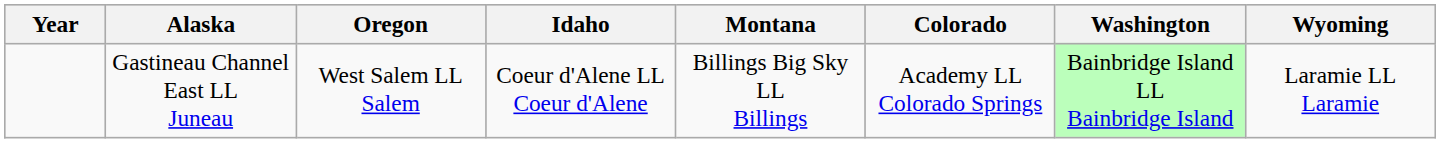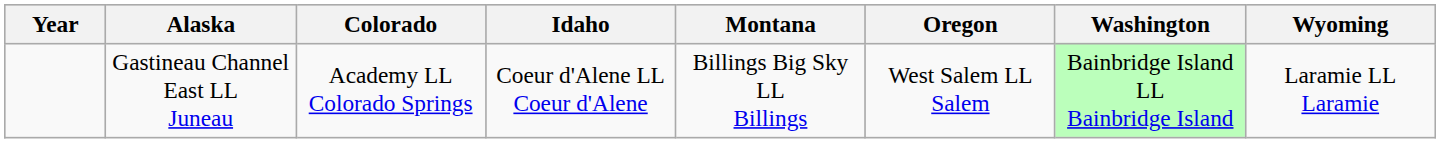columns swapped: (960, 24) <-> (391, 24)
